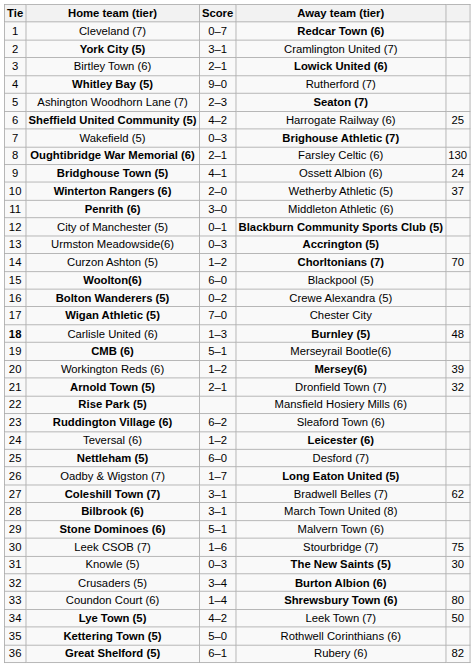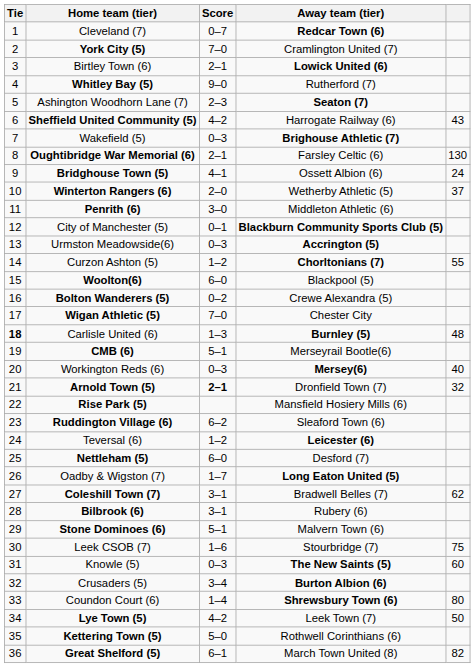(218, 48) 3–1 -> (218, 48) 7–0
(458, 120) 25 -> (458, 120) 43
(458, 262) 70 -> (458, 262) 55
(218, 369) 1–2 -> (218, 369) 0–3
(458, 369) 39 -> (458, 369) 40
(218, 387) normal -> (218, 387) bold
(341, 511) March Town United (8) -> (341, 511) Rubery (6)
(458, 564) 30 -> (458, 564) 60
(341, 653) Rubery (6) -> (341, 653) March Town United (8)
